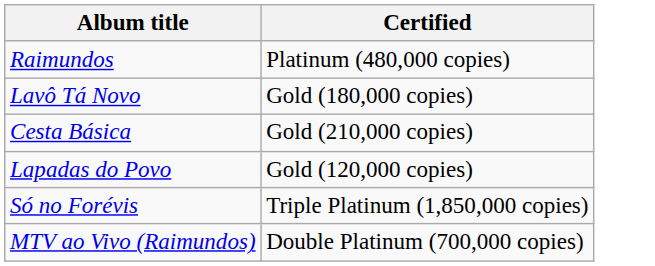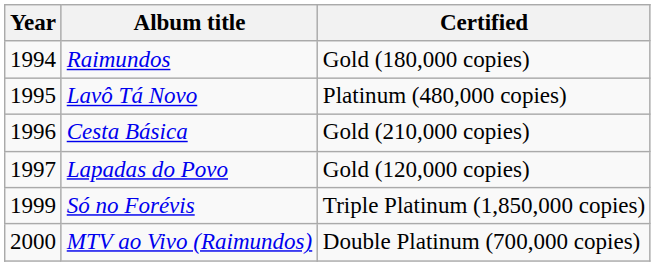+ column: (33, 22)
(388, 59) Platinum (480,000 copies) -> (426, 59) Gold (180,000 copies)
(370, 95) Gold (180,000 copies) -> (445, 95) Platinum (480,000 copies)
